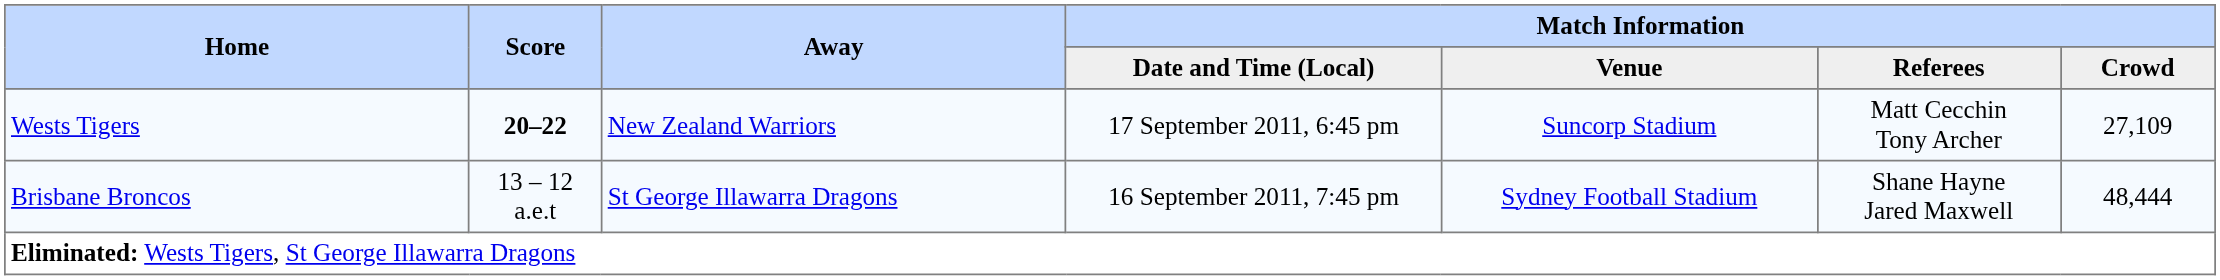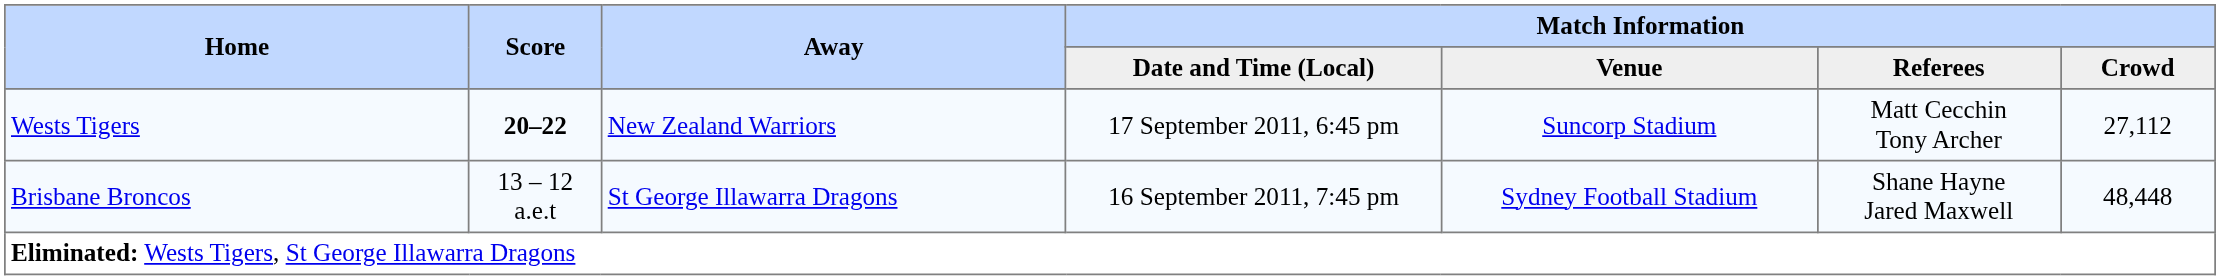(2138, 124) 27,109 -> (2138, 124) 27,112
(2138, 196) 48,444 -> (2138, 196) 48,448
